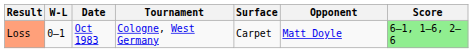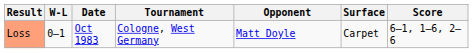columns swapped: (257, 12) <-> (334, 12)
(425, 34) lightgreen background -> (425, 34) no background
